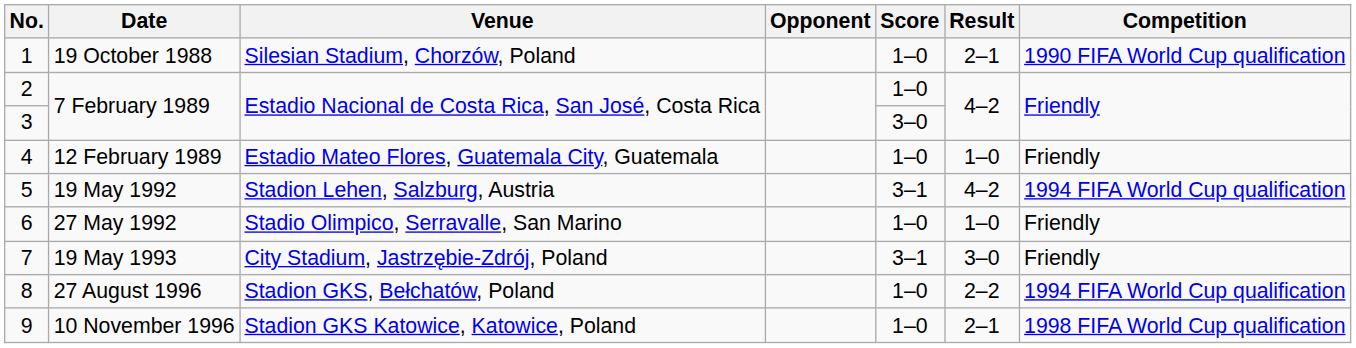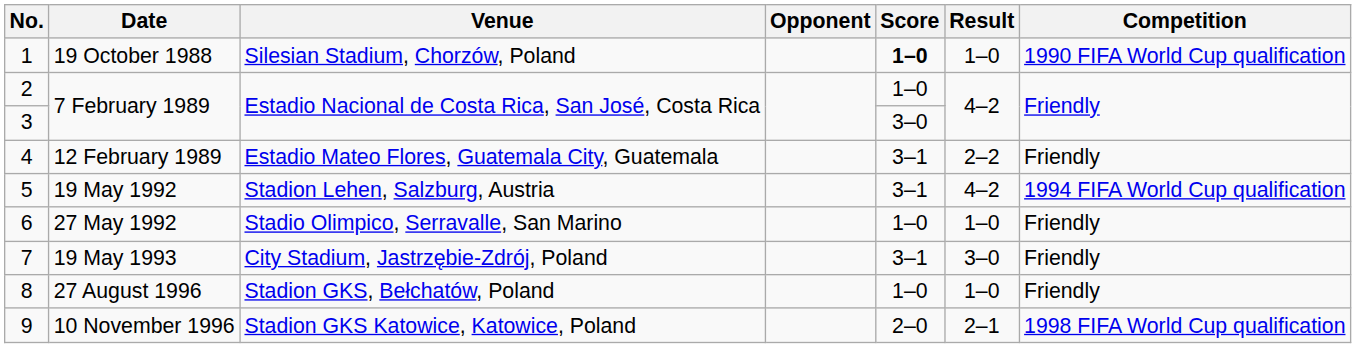(910, 55) normal -> (910, 55) bold
(982, 55) 2–1 -> (982, 55) 1–0
(910, 156) 1–0 -> (910, 156) 3–1
(982, 156) 1–0 -> (982, 156) 2–2
(982, 291) 2–2 -> (982, 291) 1–0
(1185, 291) 1994 FIFA World Cup qualification -> (1062, 291) Friendly
(910, 325) 1–0 -> (910, 325) 2–0
